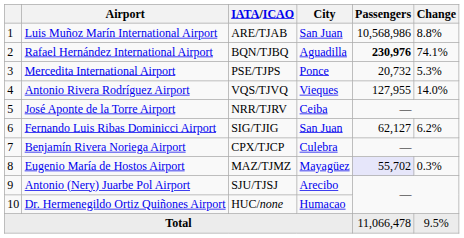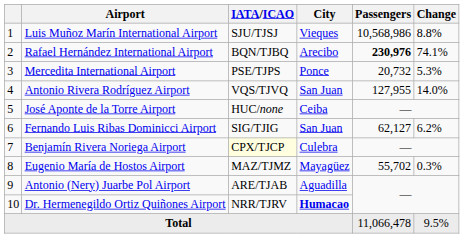(259, 33) ARE/TJAB -> (255, 33) SJU/TJSJ
(321, 33) San Juan -> (319, 33) Vieques
(323, 52) Aguadilla -> (319, 52) Arecibo
(319, 90) Vieques -> (321, 90) San Juan
(259, 109) NRR/TJRV -> (257, 109) HUC/none
(258, 147) no background -> (258, 147) lightyellow background
(395, 166) lavender background -> (395, 166) no background
(255, 185) SJU/TJSJ -> (259, 185) ARE/TJAB
(319, 185) Arecibo -> (323, 185) Aguadilla
(257, 204) HUC/none -> (259, 204) NRR/TJRV
(323, 204) normal -> (324, 204) bold
